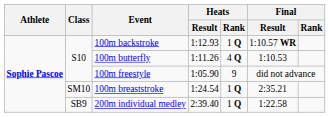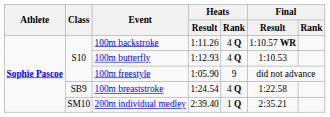(205, 43) 1:12.93 -> (205, 43) 1:11.26
(234, 43) 1 Q -> (234, 43) 4 Q
(205, 58) 1:11.26 -> (205, 58) 1:12.93
(79, 89) SM10 -> (79, 89) SB9
(234, 89) 1 Q -> (234, 89) 4 Q
(273, 89) 2:35.21 -> (273, 89) 1:22.58
(79, 105) SB9 -> (79, 105) SM10
(273, 105) 1:22.58 -> (273, 105) 2:35.21
